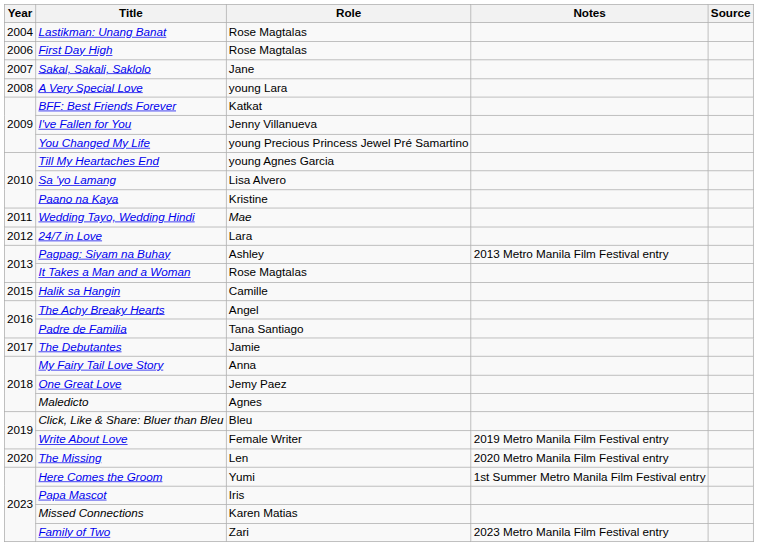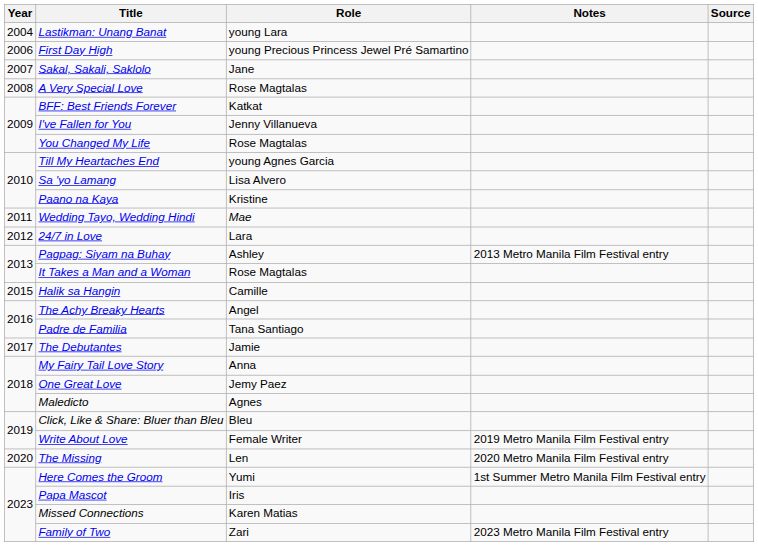(268, 32) Rose Magtalas -> (258, 32) young Lara
(268, 50) Rose Magtalas -> (349, 50) young Precious Princess Jewel Pré Samartino
(258, 87) young Lara -> (268, 87) Rose Magtalas
(349, 143) young Precious Princess Jewel Pré Samartino -> (268, 143) Rose Magtalas
